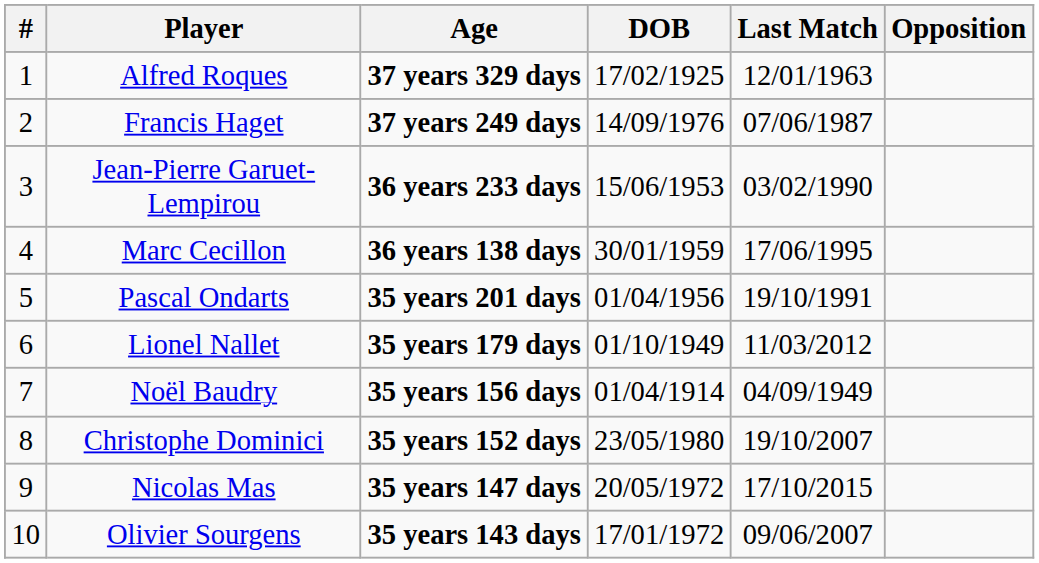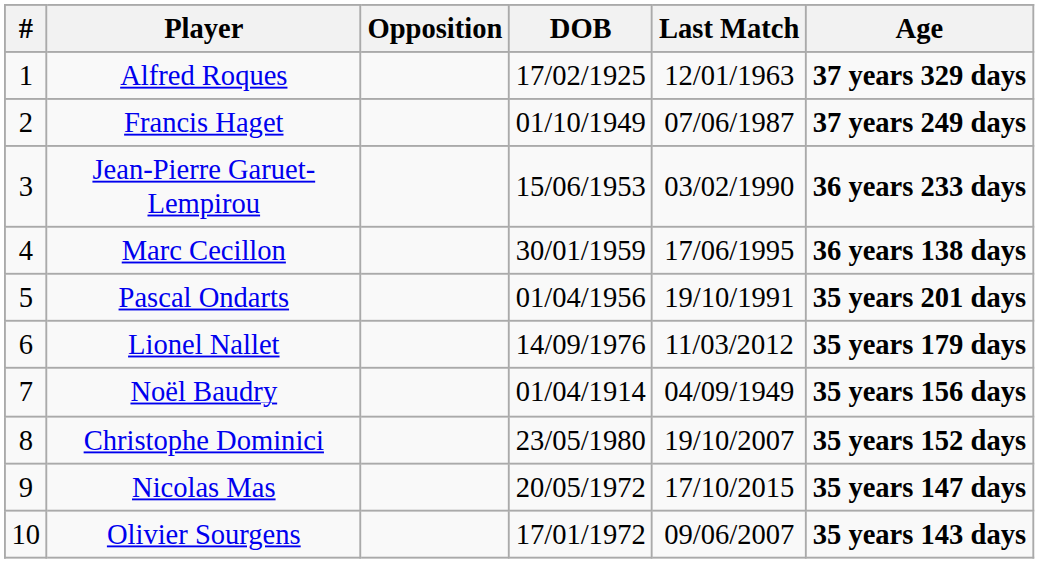columns swapped: (474, 28) <-> (959, 28)
(659, 122) 14/09/1976 -> (581, 122) 01/10/1949
(659, 344) 01/10/1949 -> (581, 344) 14/09/1976
